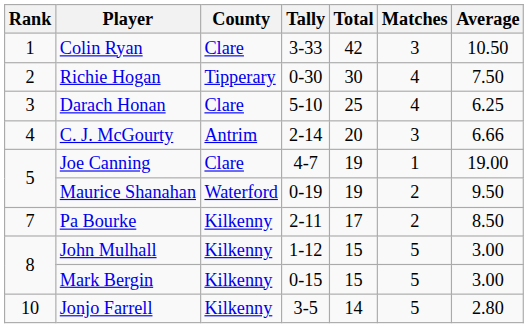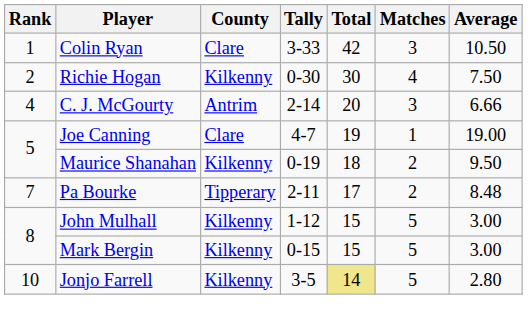(240, 76) Tipperary -> (238, 76) Kilkenny
- row: (113, 105)
(241, 192) Waterford -> (238, 163) Kilkenny
(354, 192) 19 -> (351, 163) 18
(238, 221) Kilkenny -> (240, 192) Tipperary
(488, 221) 8.50 -> (486, 192) 8.48
(354, 308) no background -> (351, 279) khaki background
